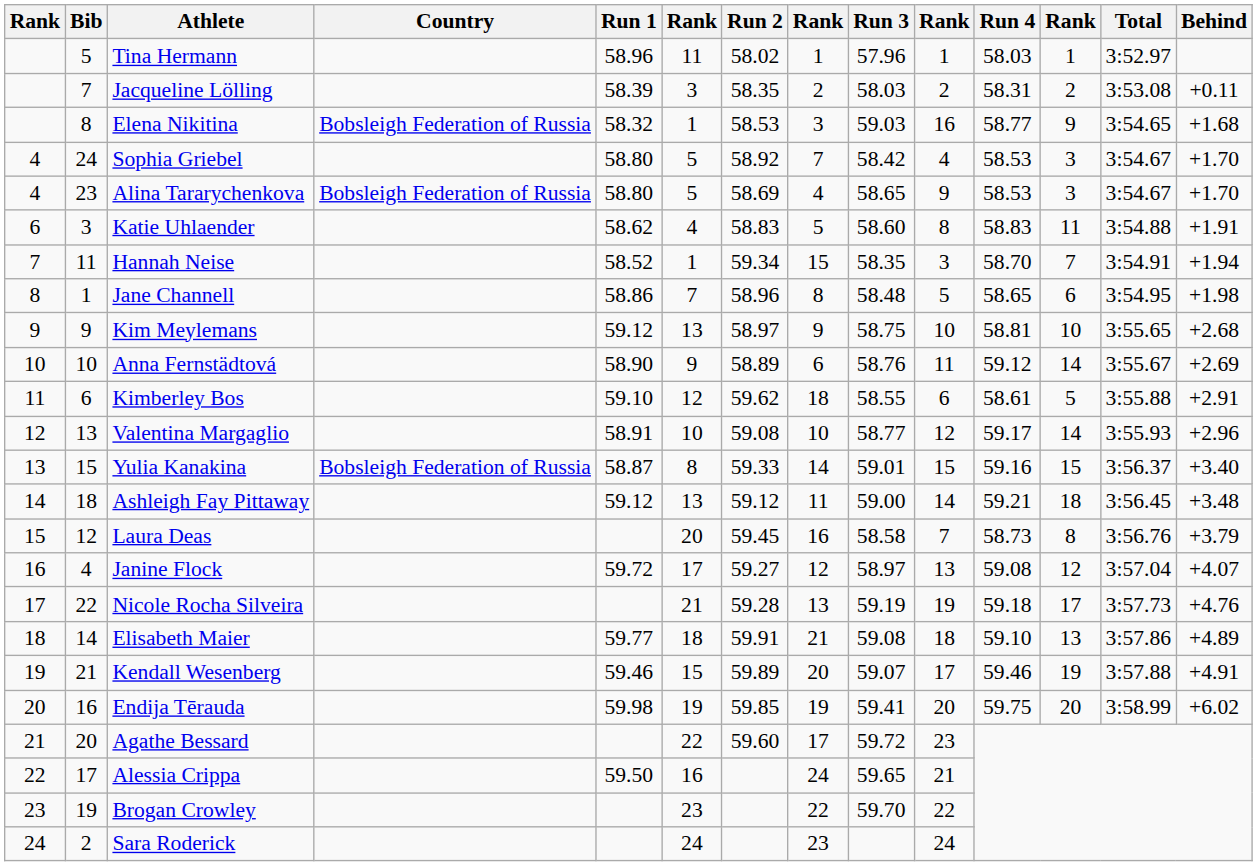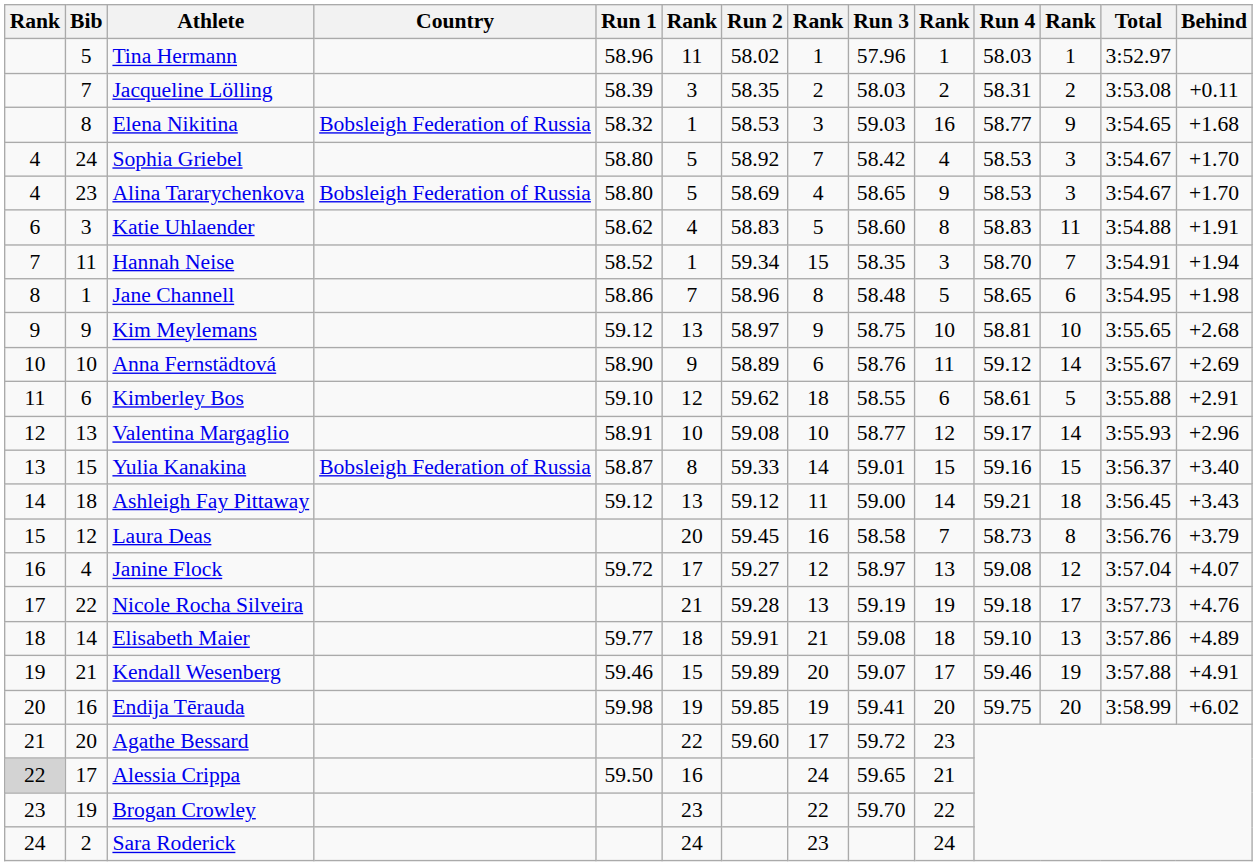(1214, 501) +3.48 -> (1214, 501) +3.43
(35, 775) no background -> (35, 775) lightgrey background
